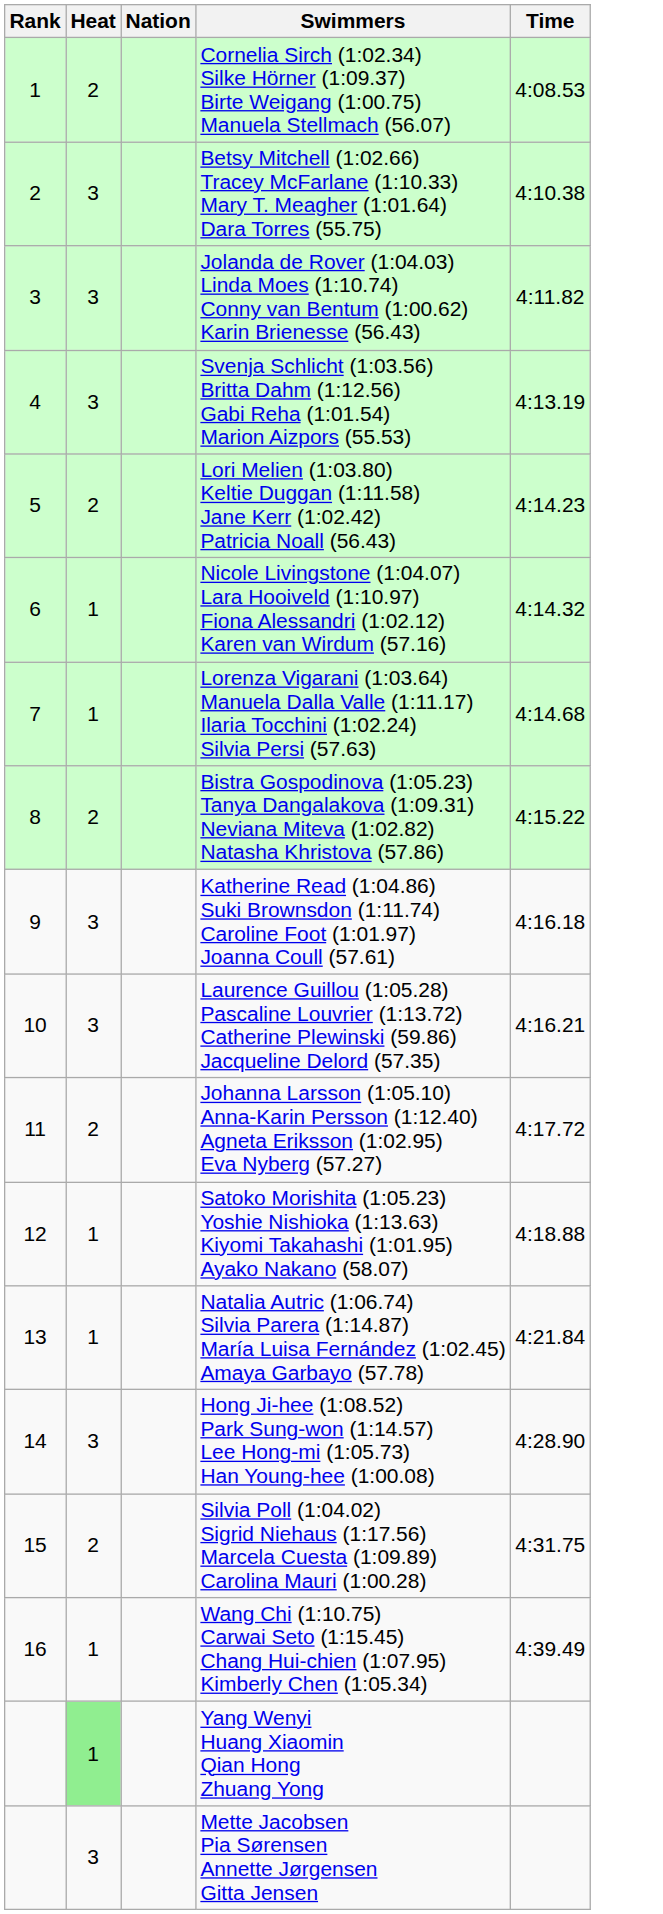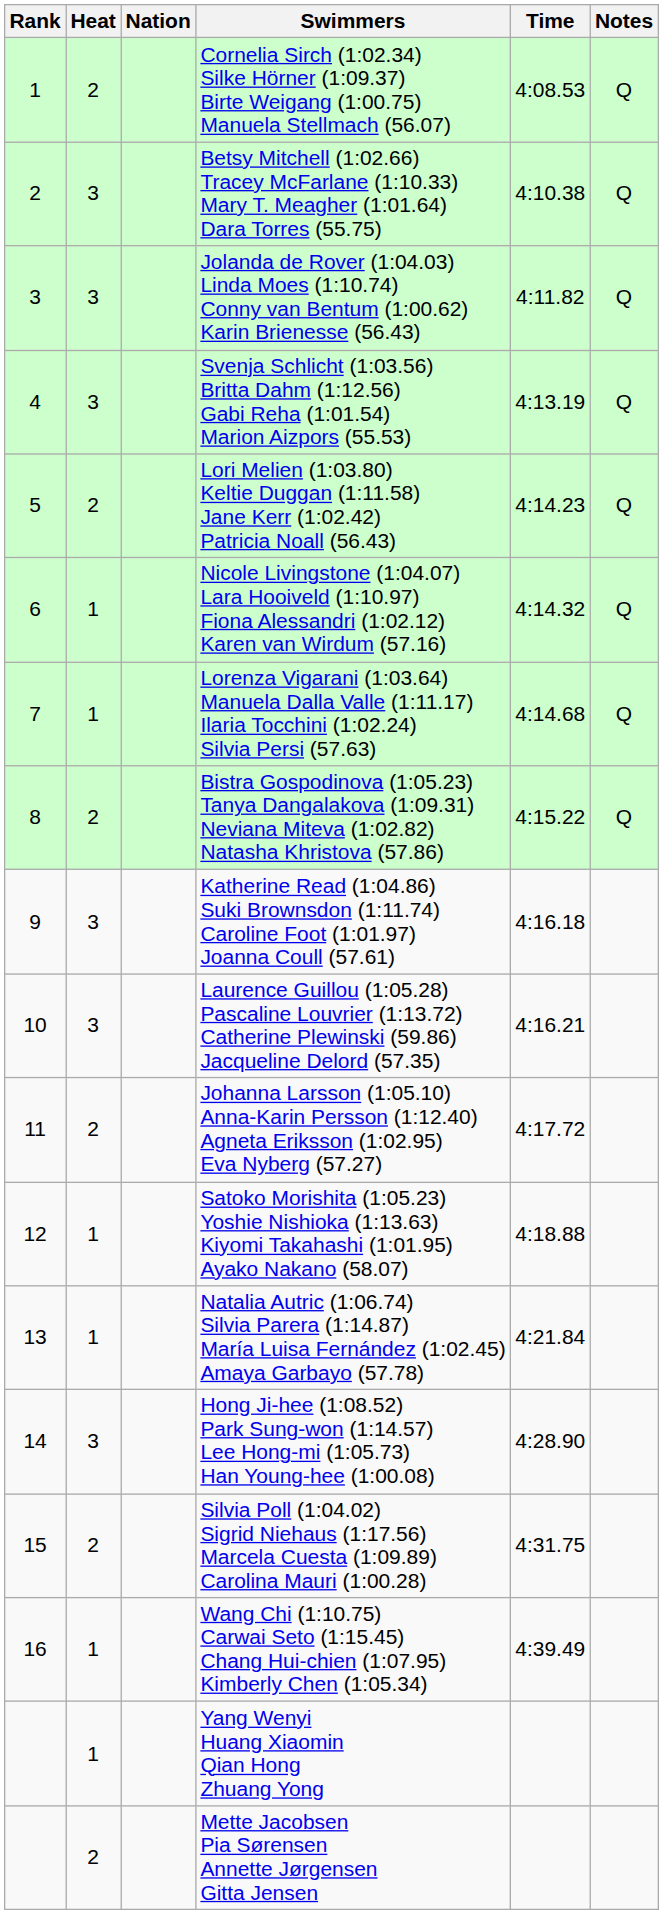+ column: (624, 21)
(93, 1753) lightgreen background -> (93, 1753) no background
(93, 1857) 3 -> (93, 1857) 2
